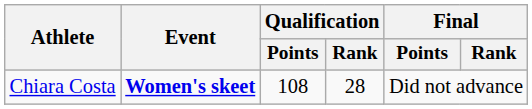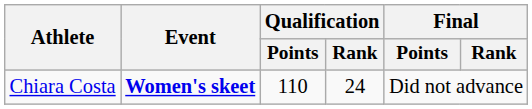(293, 87) 108 -> (293, 87) 110
(355, 87) 28 -> (355, 87) 24
